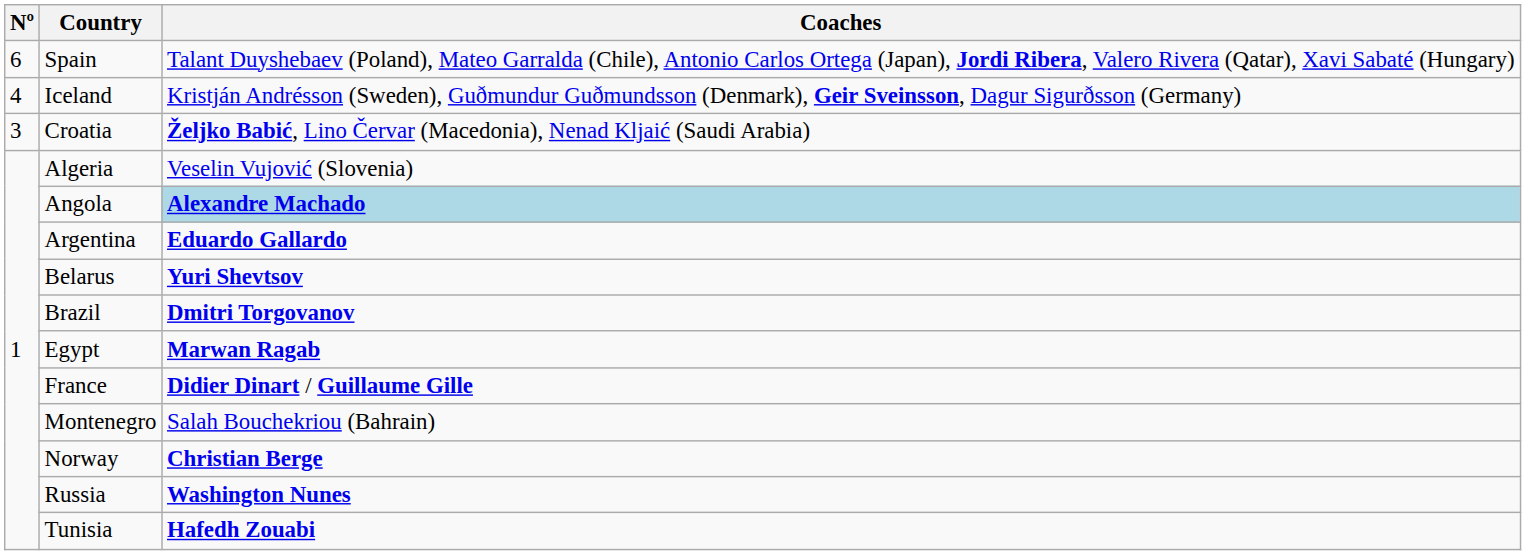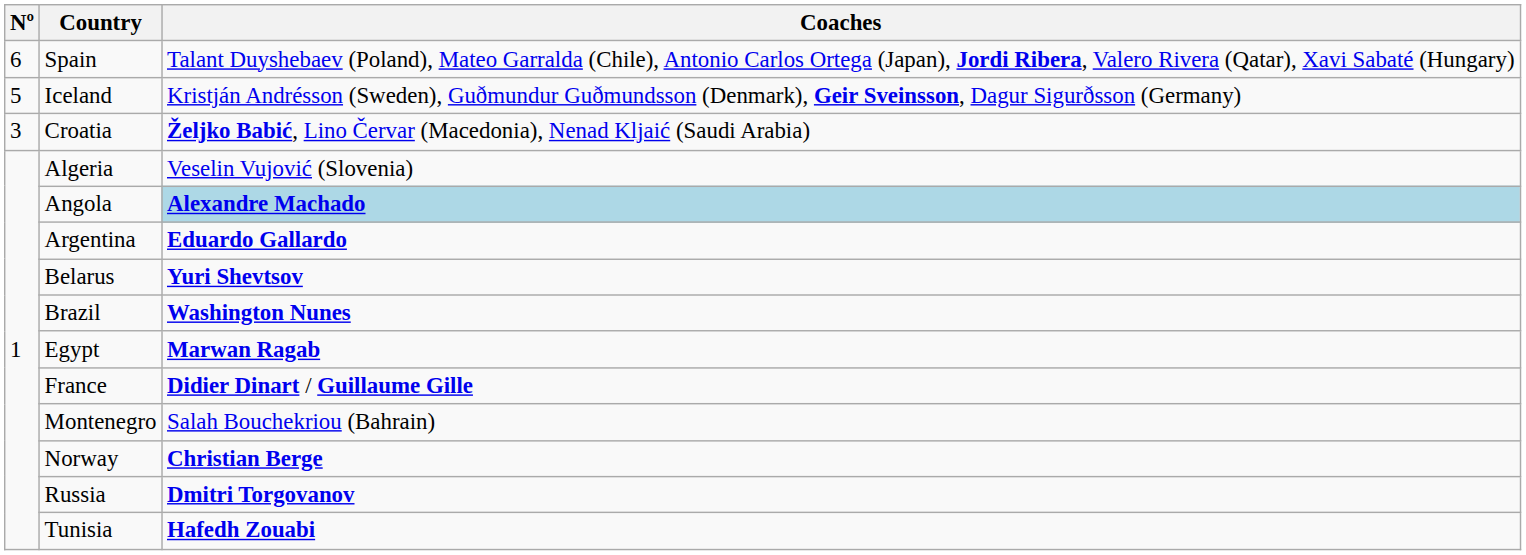(16, 95) 4 -> (16, 95) 5
(261, 312) Dmitri Torgovanov -> (259, 312) Washington Nunes
(259, 494) Washington Nunes -> (261, 494) Dmitri Torgovanov
